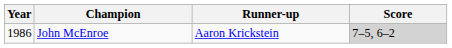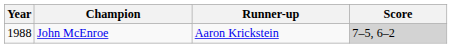(19, 33) 1986 -> (19, 33) 1988
